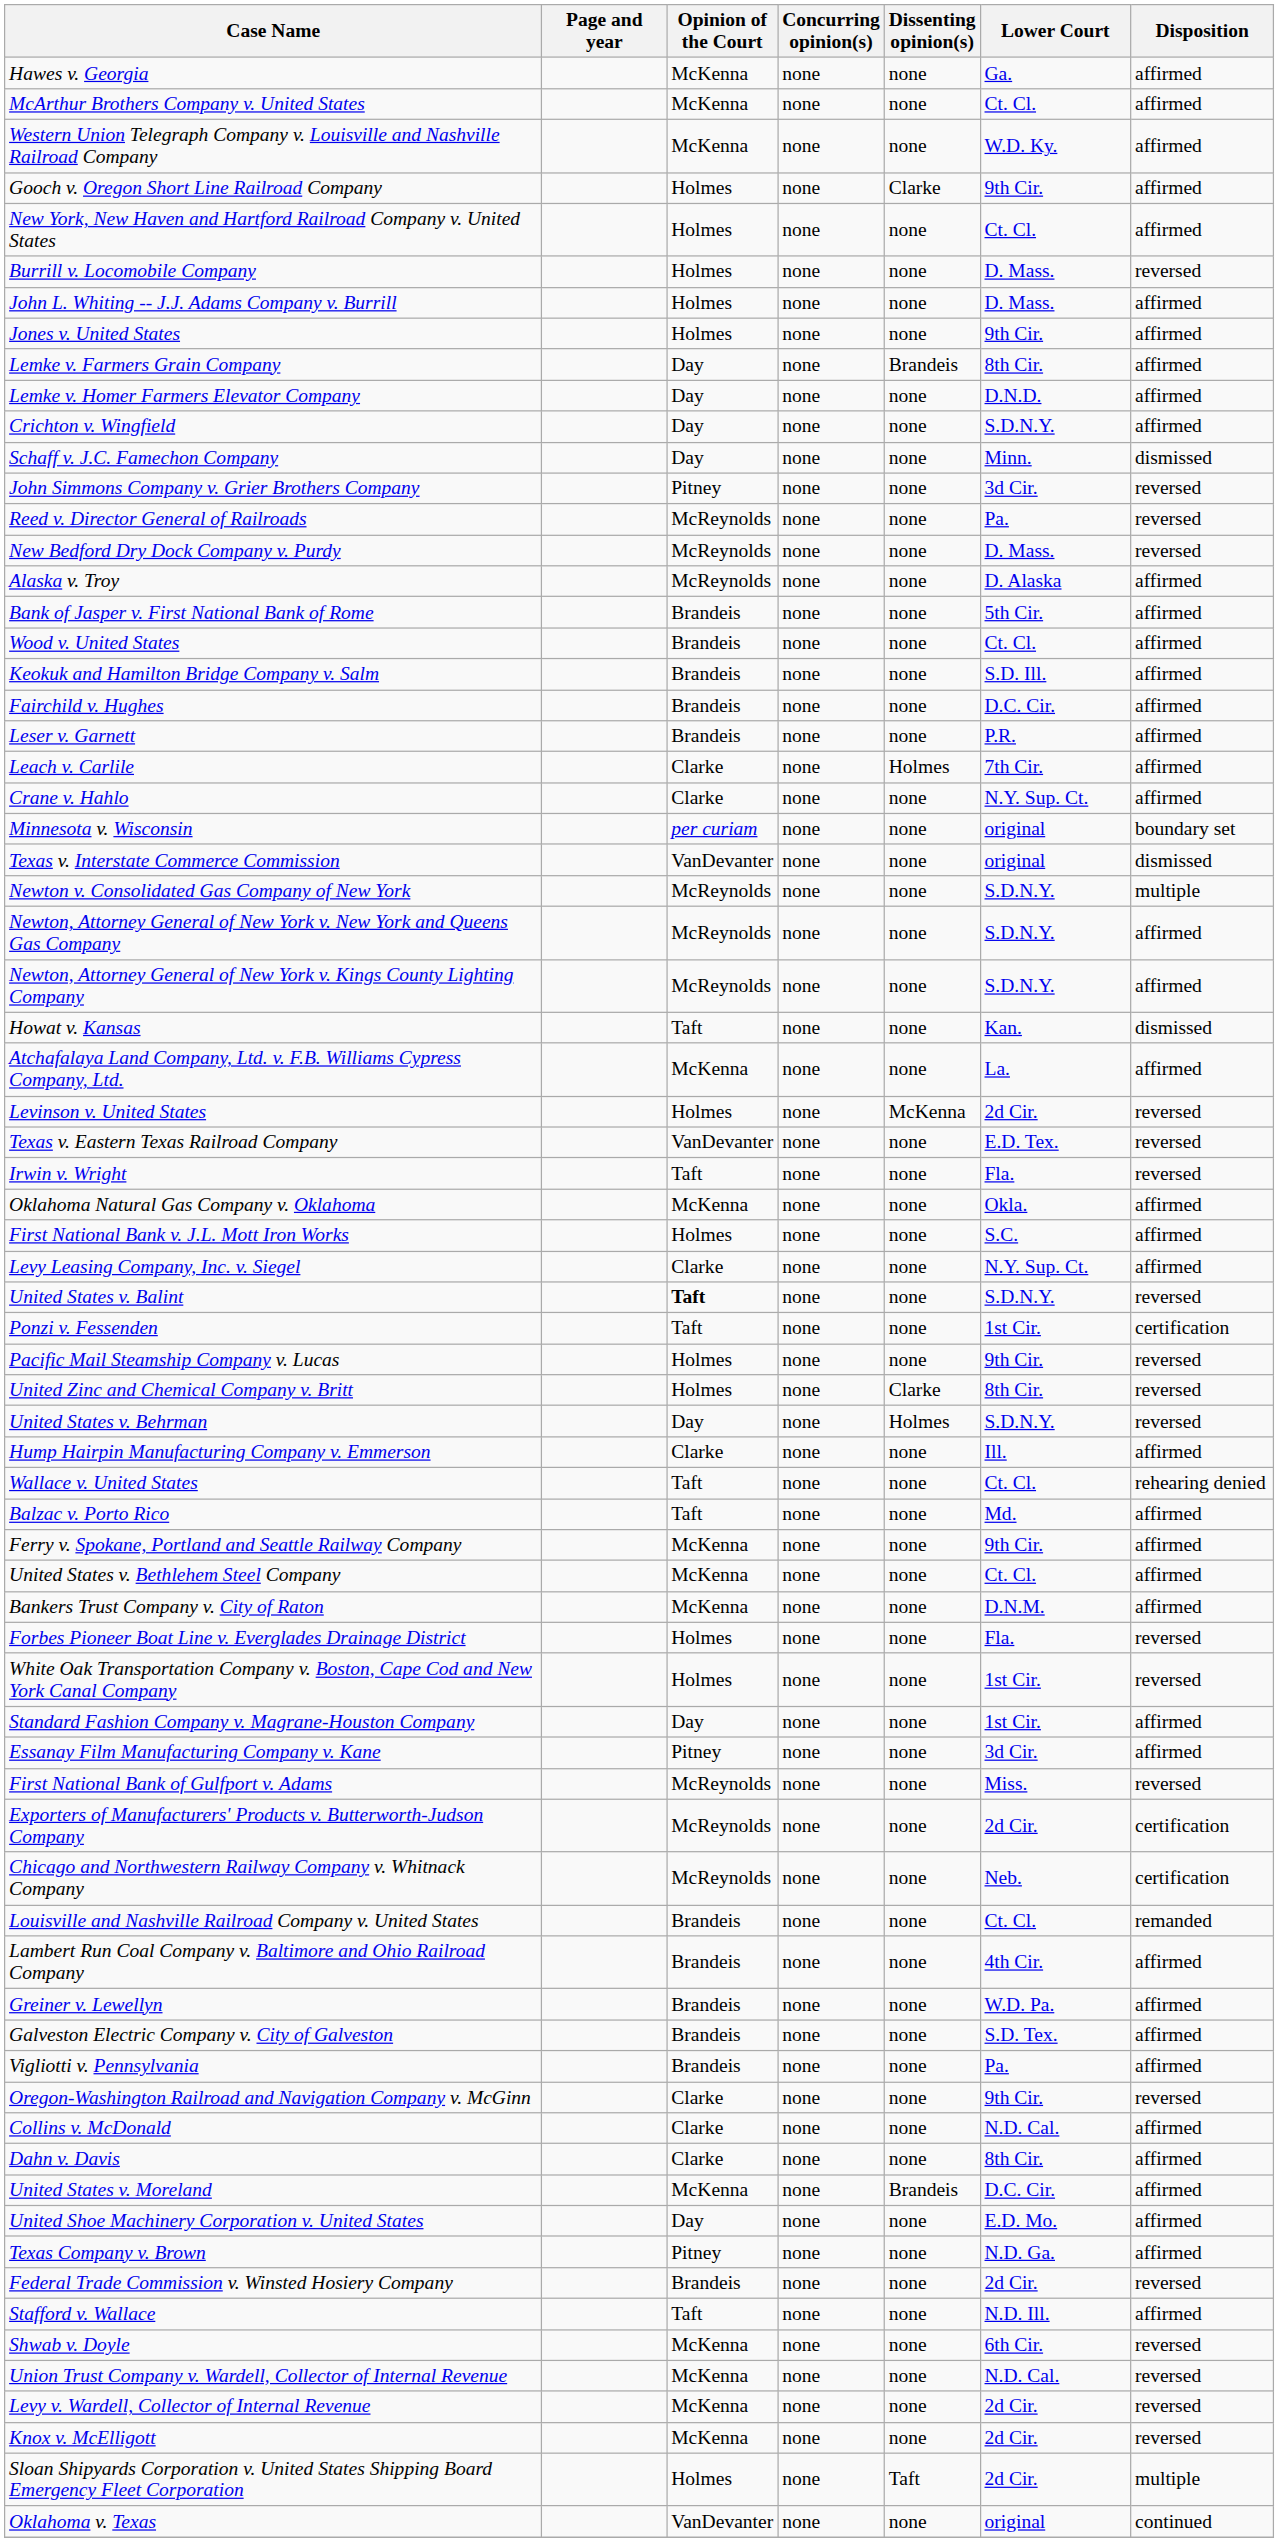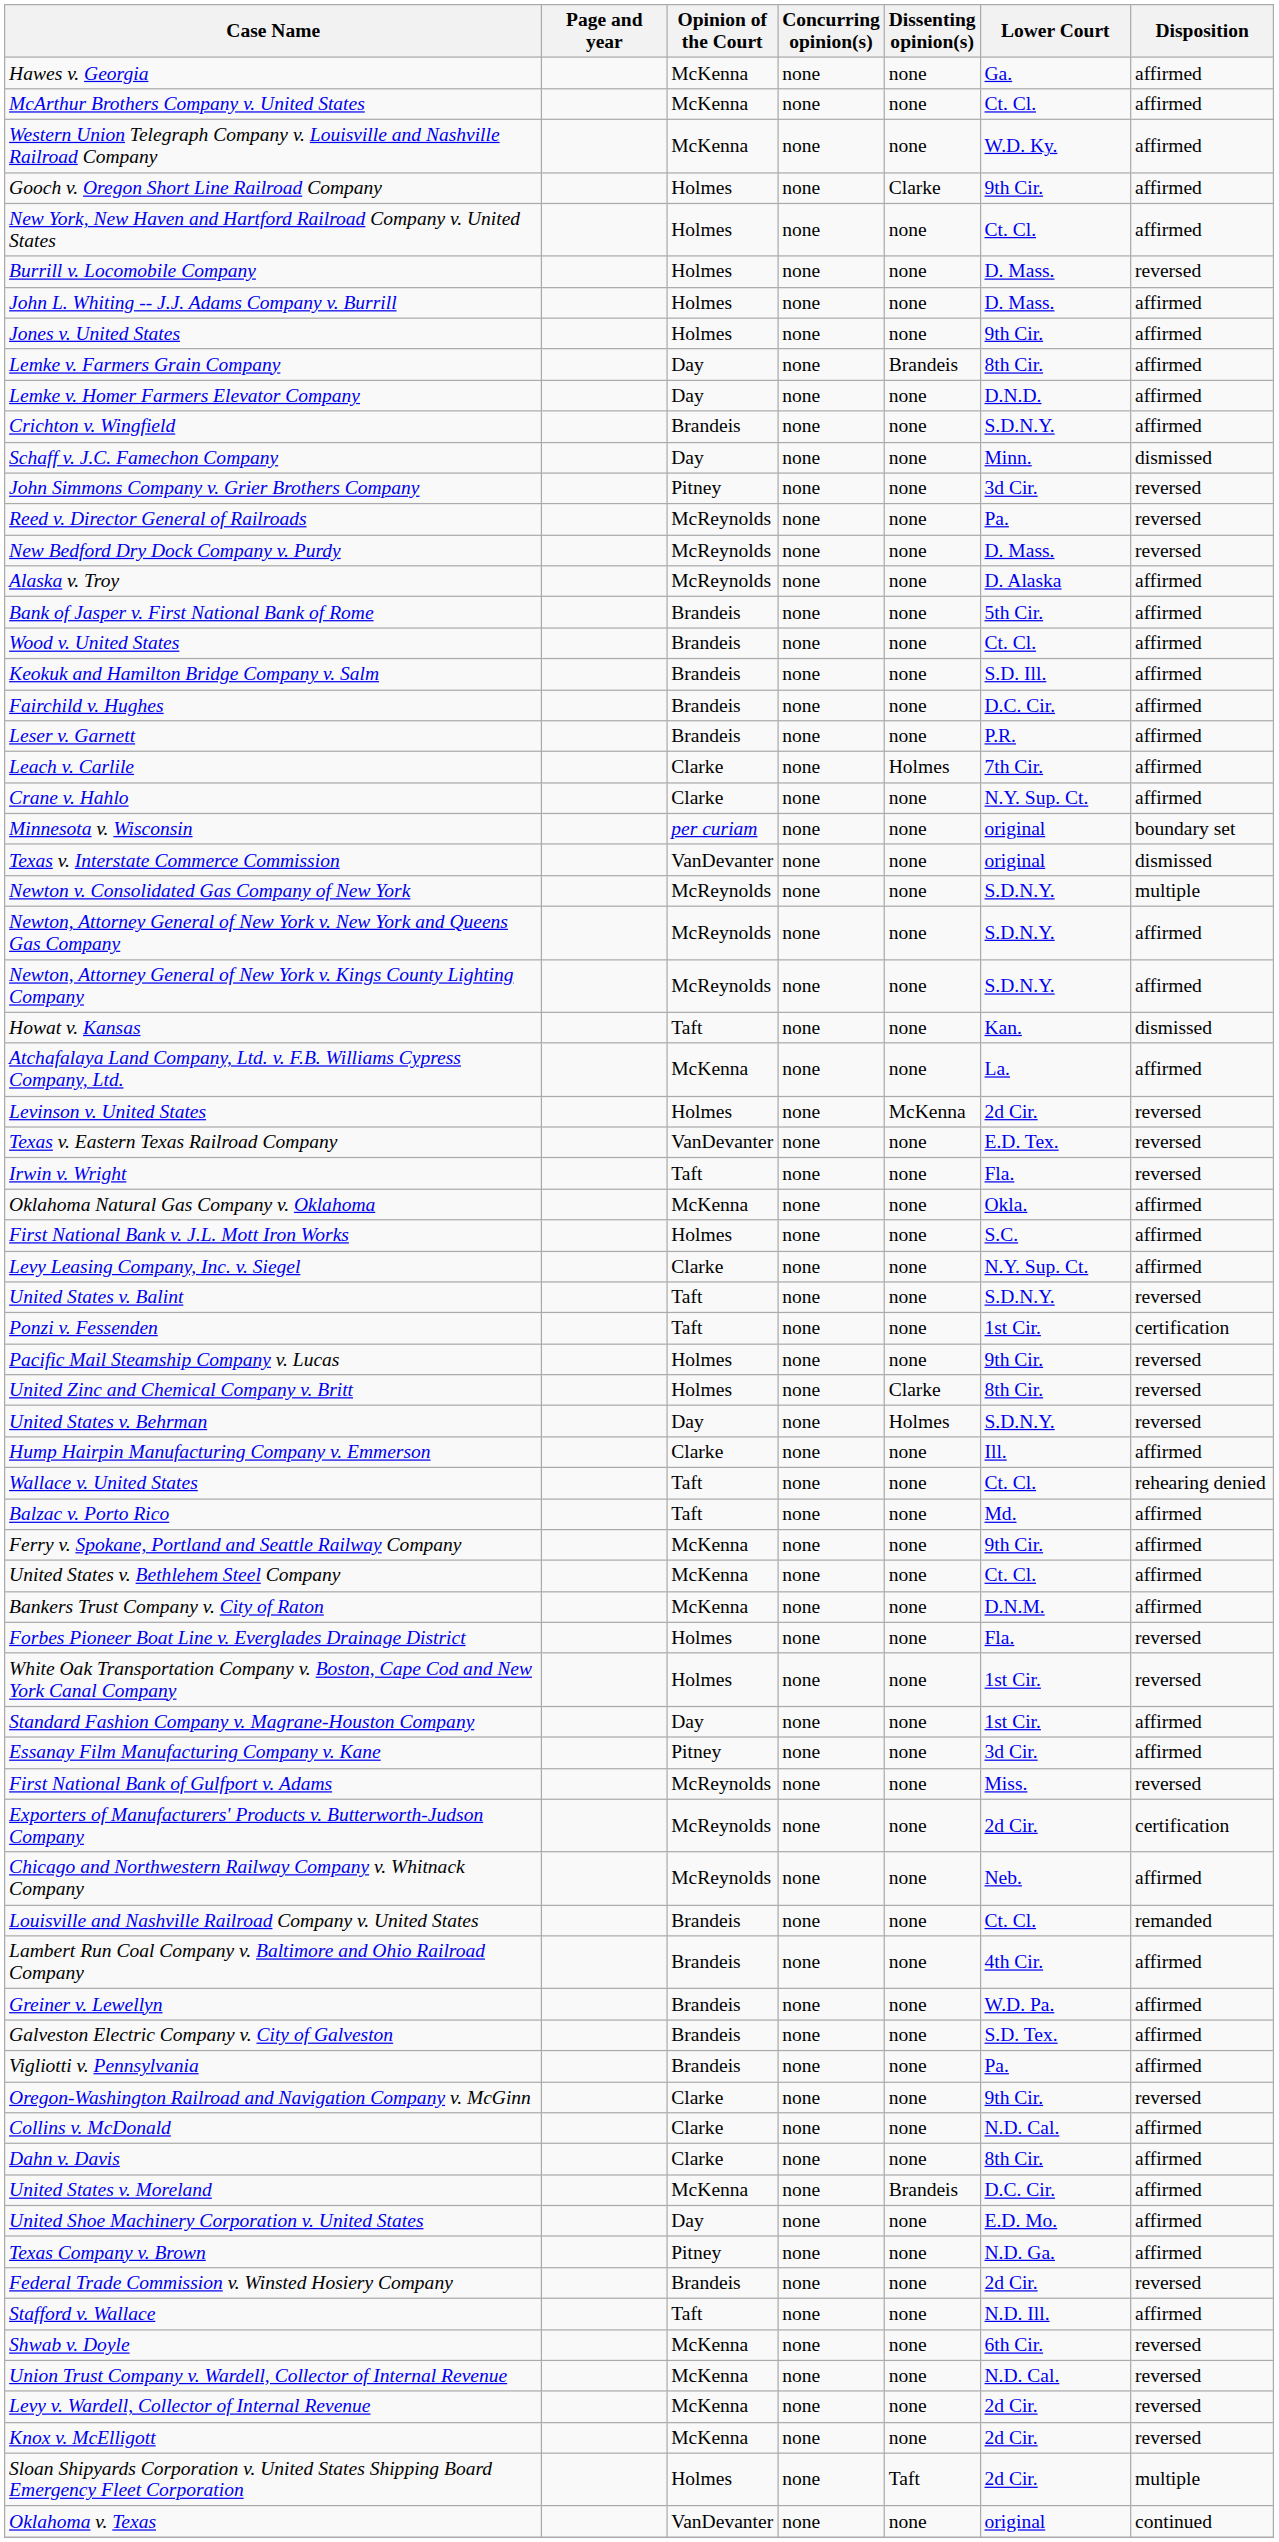(688, 426) Day -> (706, 426) Brandeis
(688, 1297) bold -> (687, 1297) normal
(1182, 1878) certification -> (1168, 1878) affirmed
